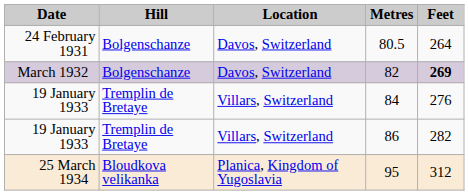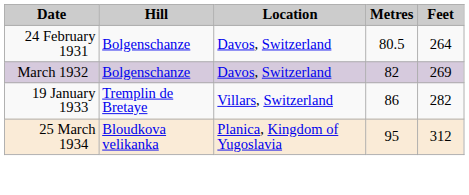(441, 72) bold -> (441, 72) normal
- row: (392, 100)
